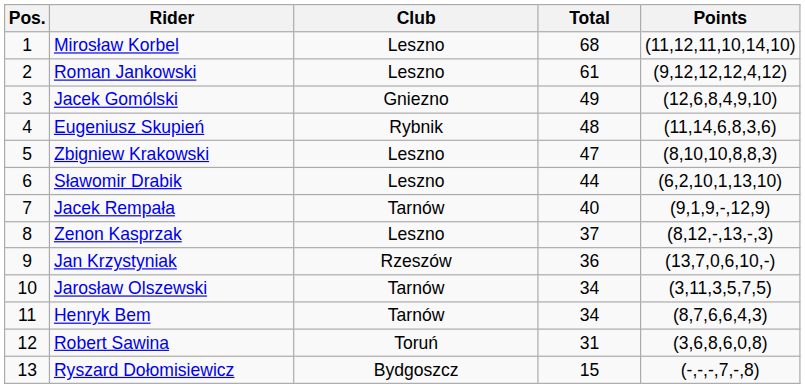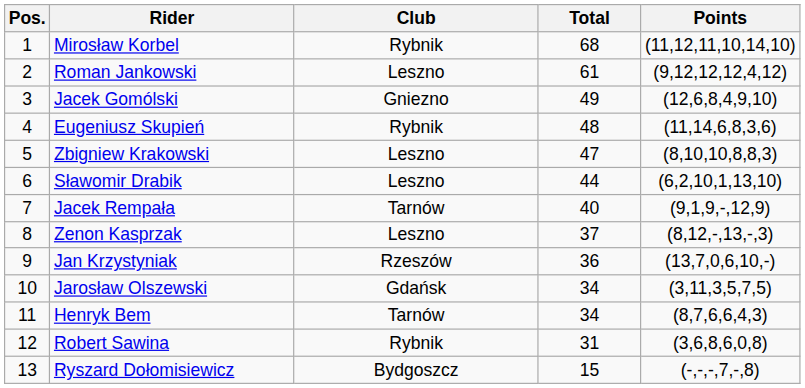(416, 45) Leszno -> (416, 45) Rybnik
(416, 289) Tarnów -> (416, 289) Gdańsk
(416, 343) Toruń -> (416, 343) Rybnik
